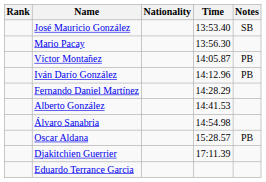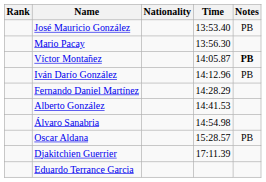(247, 28) SB -> (247, 28) PB
(247, 59) normal -> (247, 59) bold
